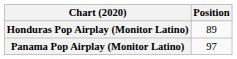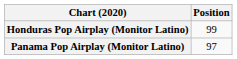(212, 29) 89 -> (212, 29) 99
